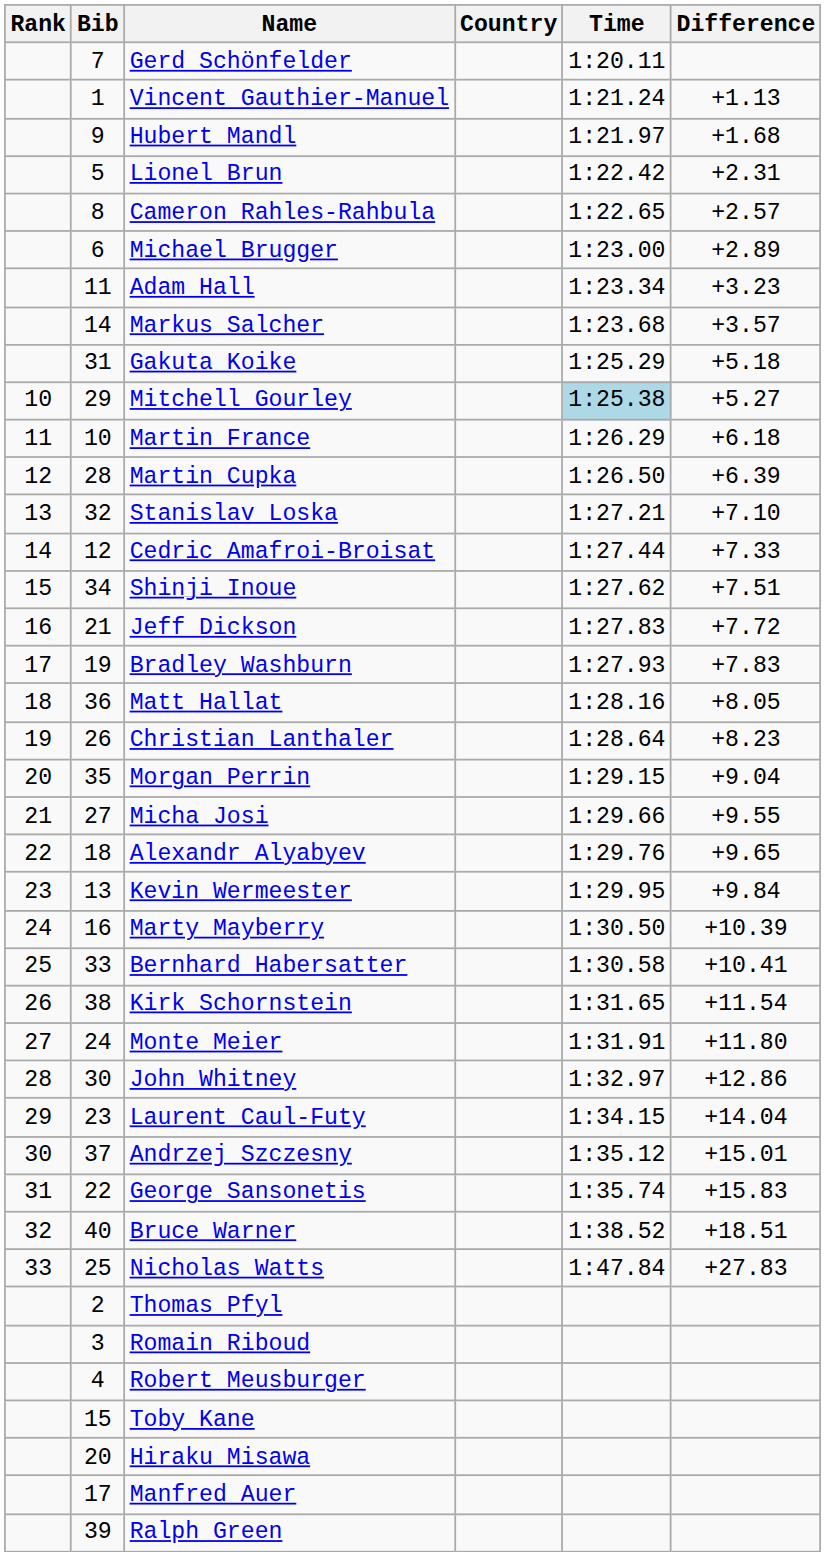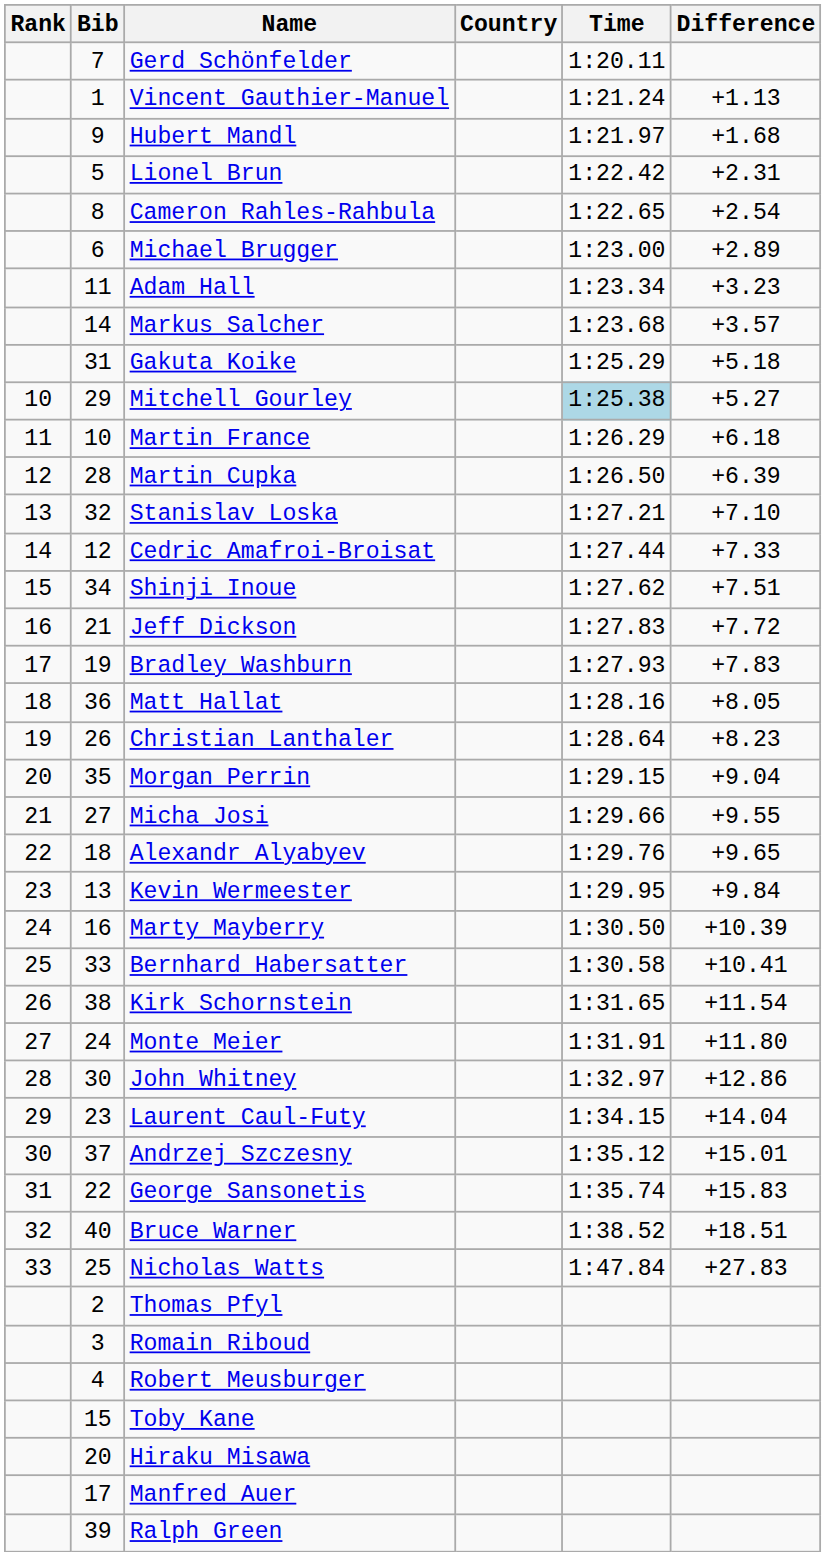(746, 212) +2.57 -> (746, 212) +2.54
